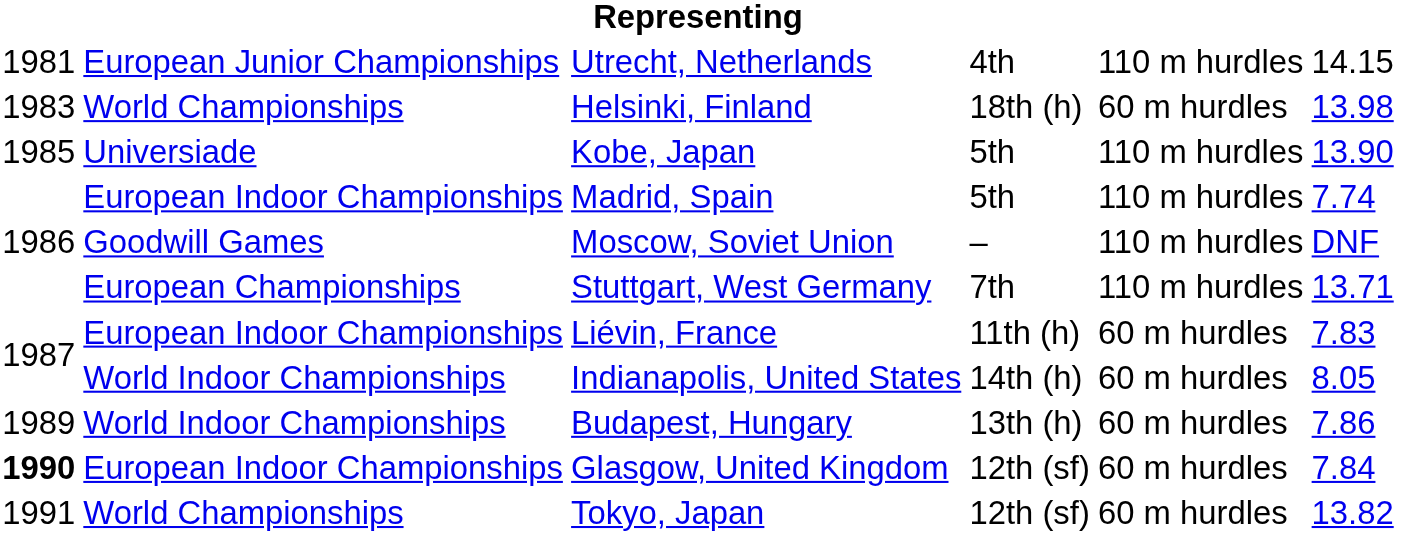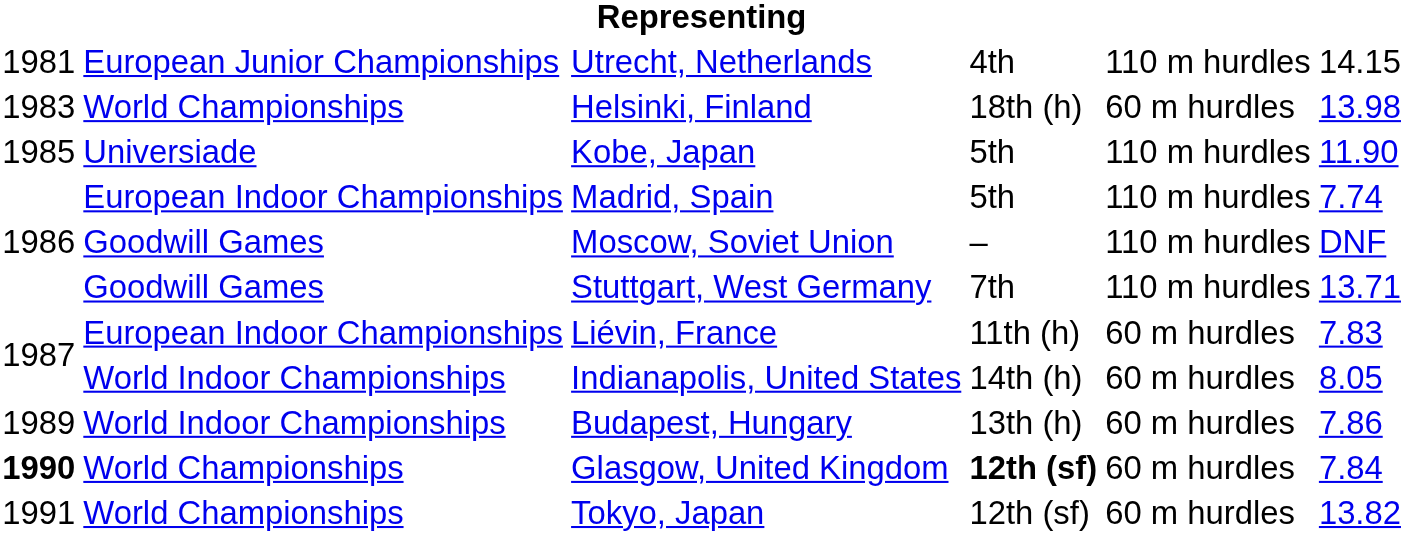(1353, 152) 13.90 -> (1359, 152) 11.90
(272, 287) European Championships -> (204, 287) Goodwill Games
(323, 468) European Indoor Championships -> (243, 468) World Championships
(1030, 468) normal -> (1033, 468) bold
